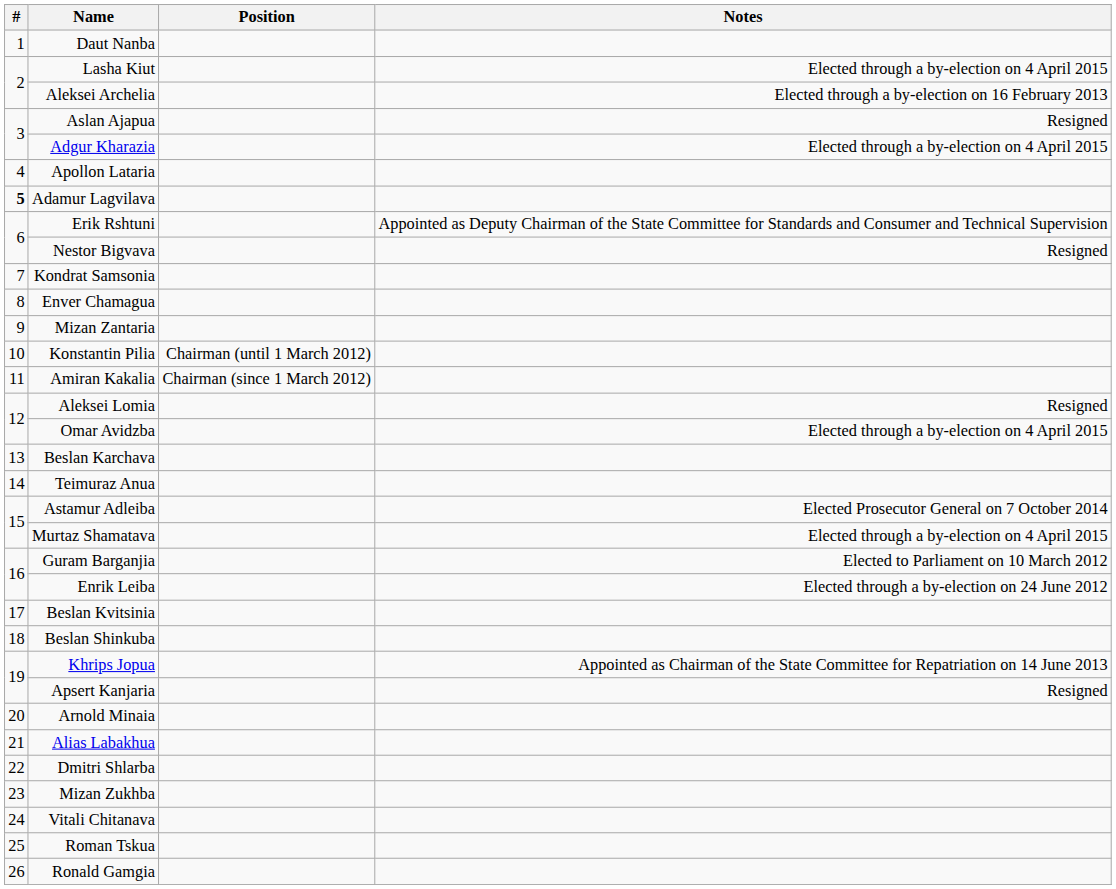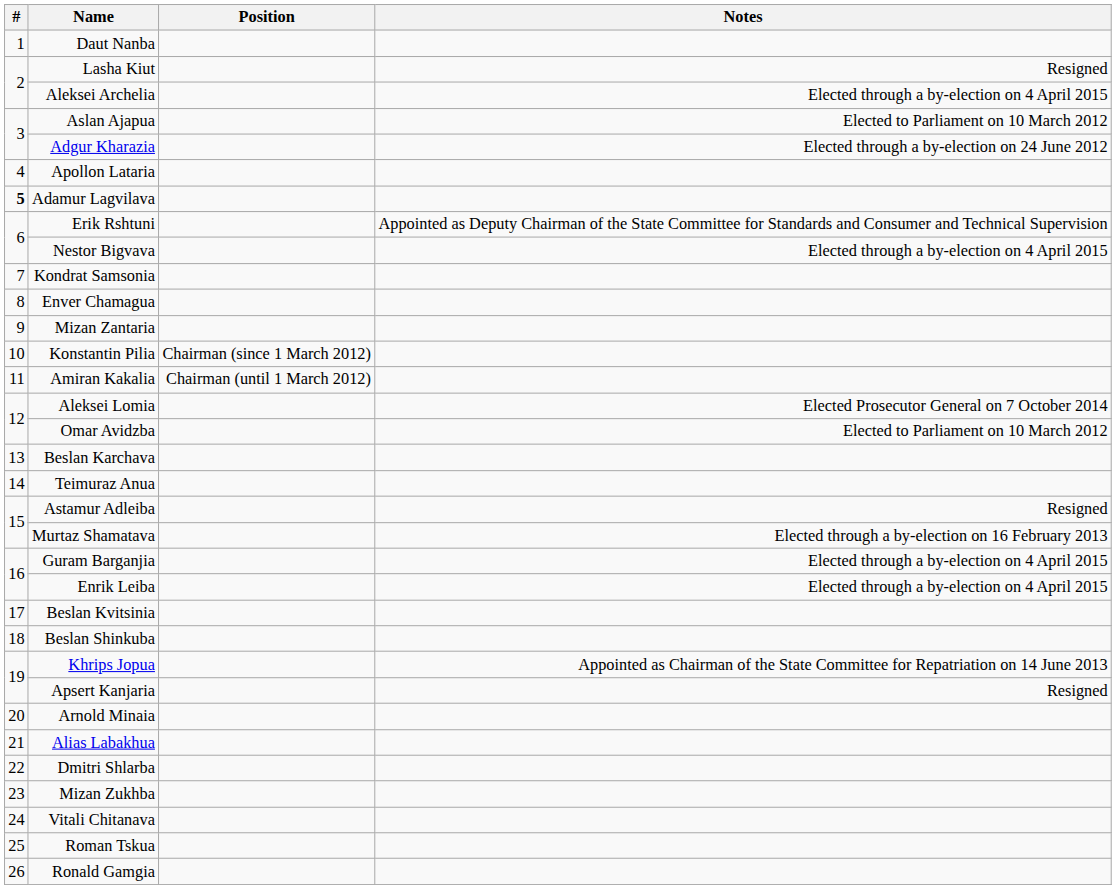(958, 69) Elected through a by-election on 4 April 2015 -> (1077, 69) Resigned
(941, 95) Elected through a by-election on 16 February 2013 -> (958, 95) Elected through a by-election on 4 April 2015
(1077, 120) Resigned -> (975, 120) Elected to Parliament on 10 March 2012
(958, 146) Elected through a by-election on 4 April 2015 -> (956, 146) Elected through a by-election on 24 June 2012
(1077, 250) Resigned -> (958, 250) Elected through a by-election on 4 April 2015
(268, 353) Chairman (until 1 March 2012) -> (267, 353) Chairman (since 1 March 2012)
(267, 379) Chairman (since 1 March 2012) -> (268, 379) Chairman (until 1 March 2012)
(1077, 405) Resigned -> (955, 405) Elected Prosecutor General on 7 October 2014
(958, 431) Elected through a by-election on 4 April 2015 -> (975, 431) Elected to Parliament on 10 March 2012
(955, 509) Elected Prosecutor General on 7 October 2014 -> (1077, 509) Resigned
(958, 535) Elected through a by-election on 4 April 2015 -> (941, 535) Elected through a by-election on 16 February 2013
(975, 560) Elected to Parliament on 10 March 2012 -> (958, 560) Elected through a by-election on 4 April 2015
(956, 586) Elected through a by-election on 24 June 2012 -> (958, 586) Elected through a by-election on 4 April 2015
